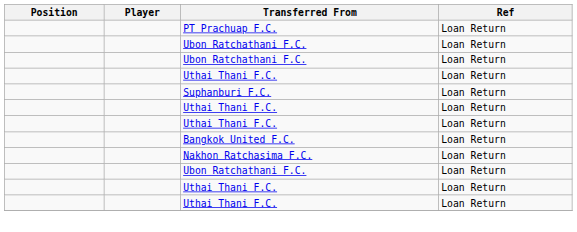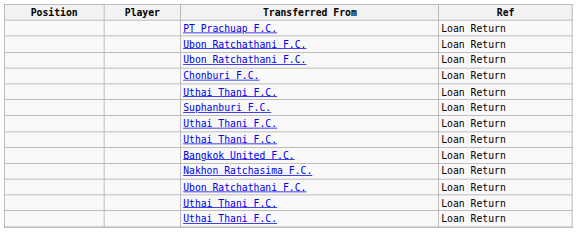+ row: (54, 76)
